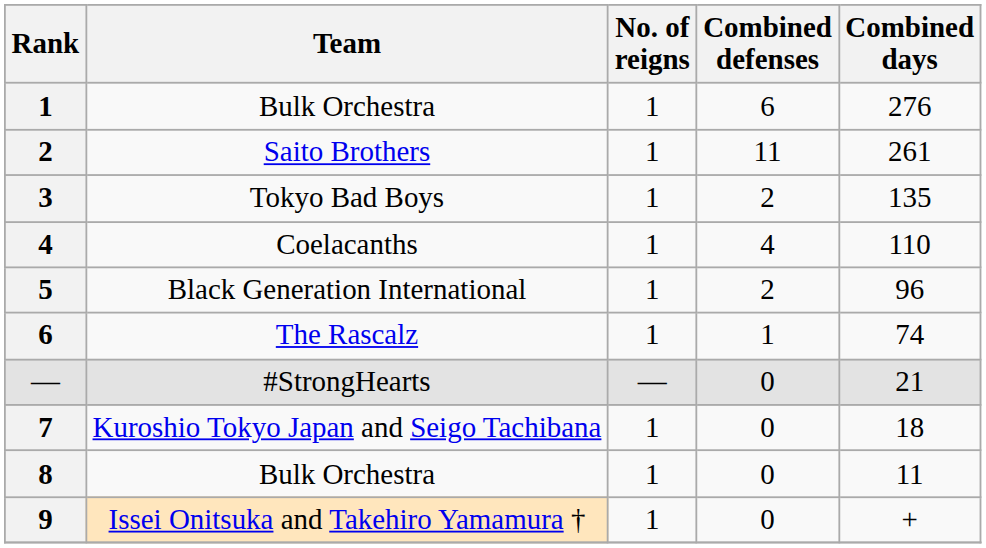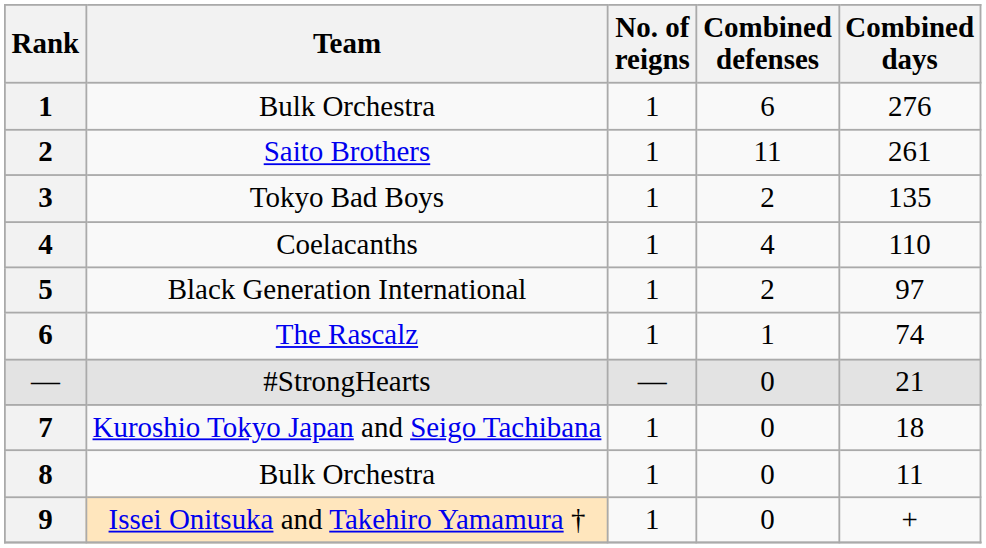(910, 289) 96 -> (910, 289) 97
